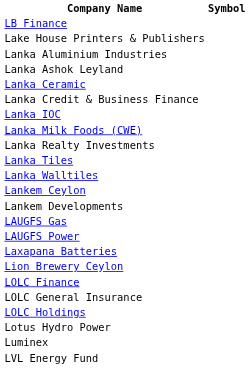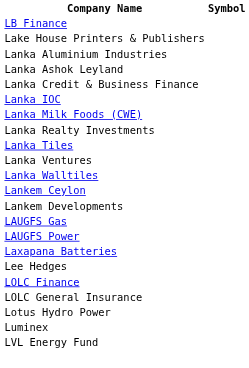- row: (45, 84)
+ row: (48, 160)
+ row: (36, 267)
- row: (64, 267)
- row: (45, 312)
